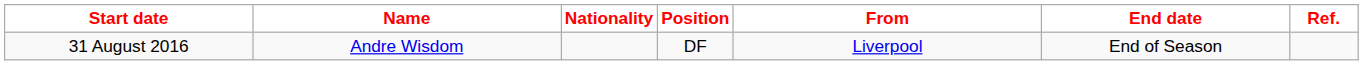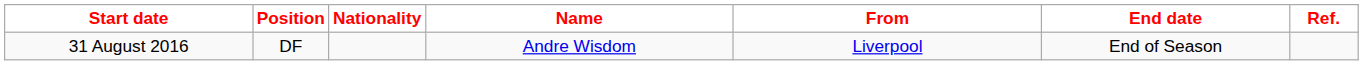columns swapped: (695, 19) <-> (407, 19)
